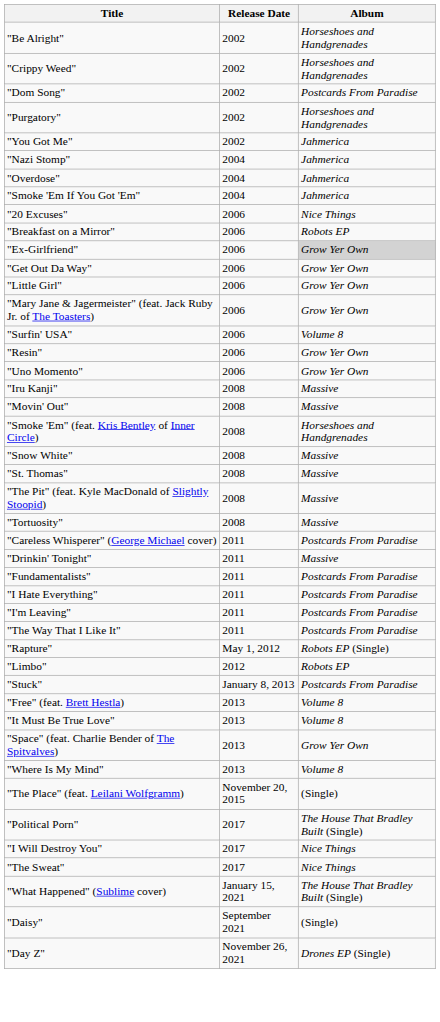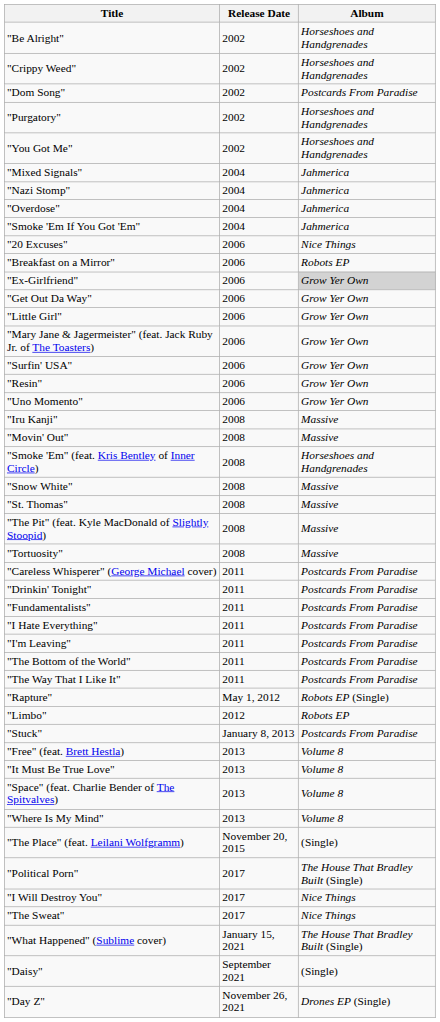(325, 141) Jahmerica -> (338, 148) Horseshoes and Handgrenades
+ row: (45, 172)
(322, 334) Volume 8 -> (335, 365) Grow Yer Own
(320, 558) Massive -> (359, 589) Postcards From Paradise
+ row: (69, 661)
(335, 745) Grow Yer Own -> (322, 793) Volume 8
